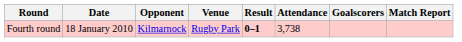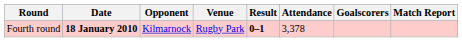(99, 28) normal -> (101, 28) bold
(289, 28) 3,738 -> (293, 28) 3,378
